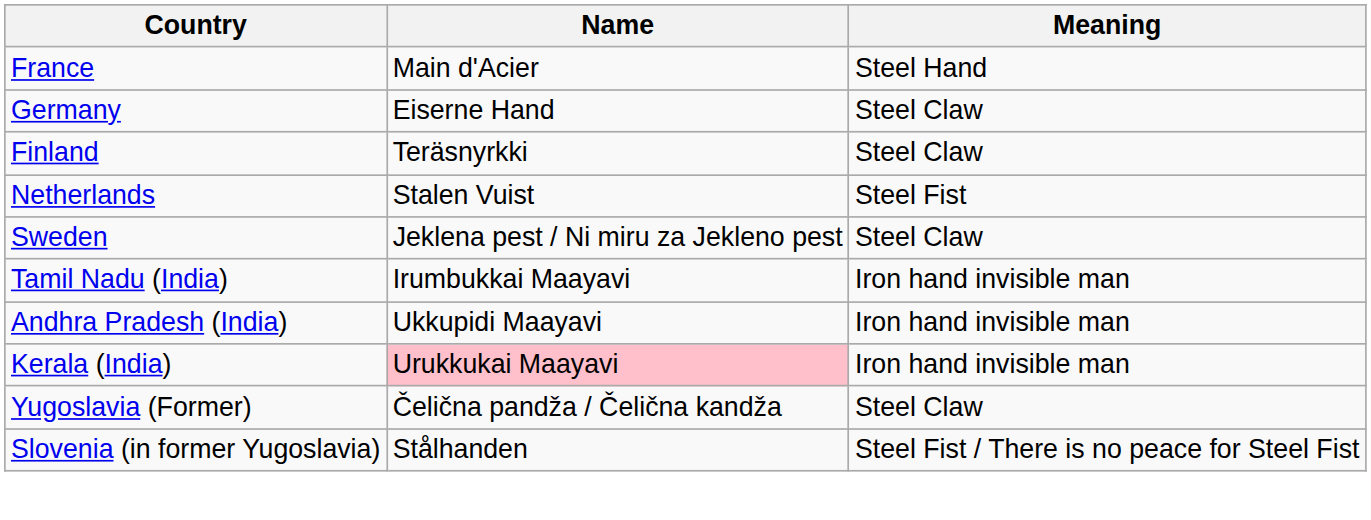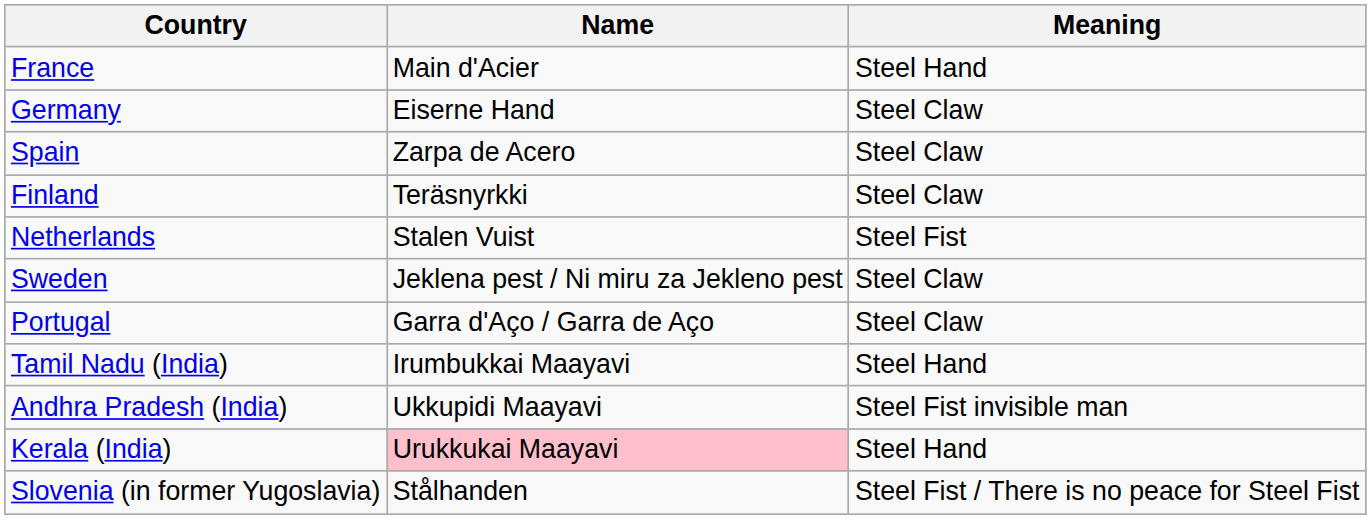+ row: (45, 152)
+ row: (61, 322)
(992, 279) Iron hand invisible man -> (921, 364) Steel Hand
(992, 322) Iron hand invisible man -> (992, 407) Steel Fist invisible man
(992, 364) Iron hand invisible man -> (921, 449) Steel Hand
- row: (131, 407)
